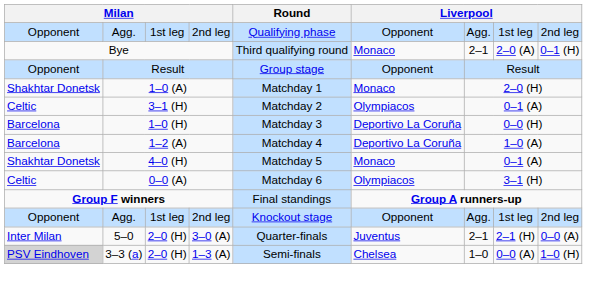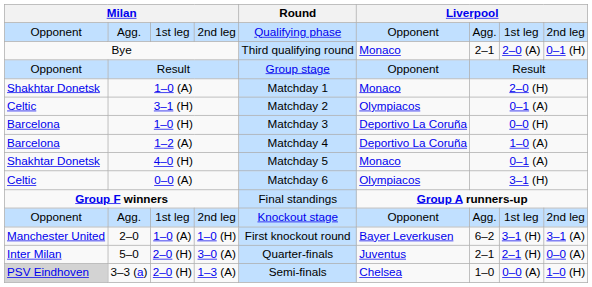+ row: (129, 236)
